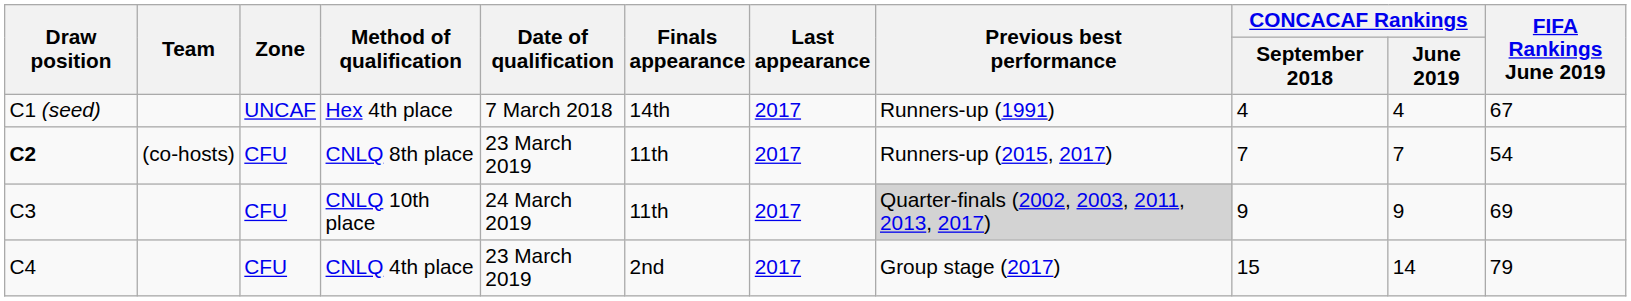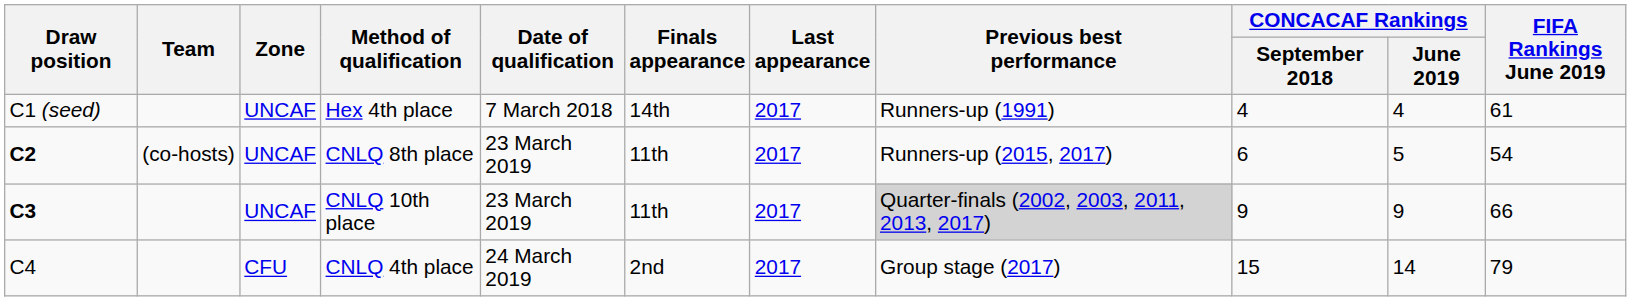(1501, 110) 67 -> (1501, 110) 61
(266, 155) CFU -> (280, 155) UNCAF
(1243, 155) 7 -> (1243, 155) 6
(1399, 155) 7 -> (1399, 155) 5
(23, 211) normal -> (23, 211) bold
(266, 211) CFU -> (280, 211) UNCAF
(529, 211) 24 March 2019 -> (529, 211) 23 March 2019
(1501, 211) 69 -> (1501, 211) 66
(529, 267) 23 March 2019 -> (529, 267) 24 March 2019
